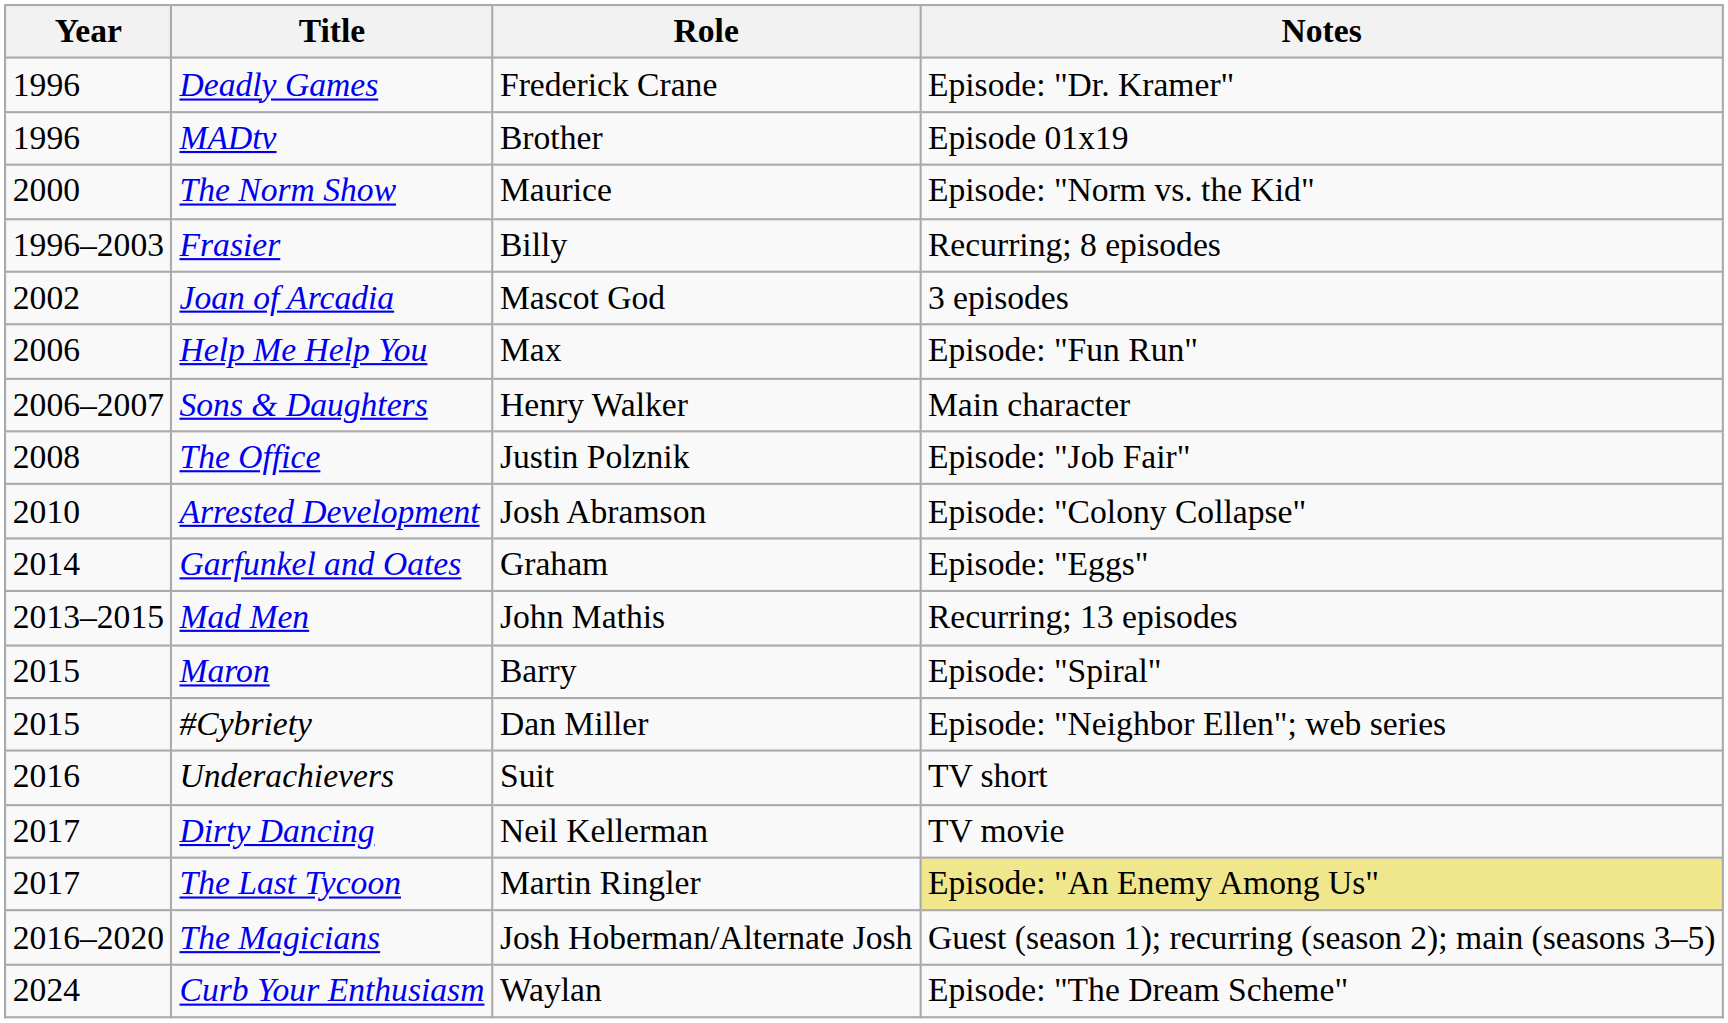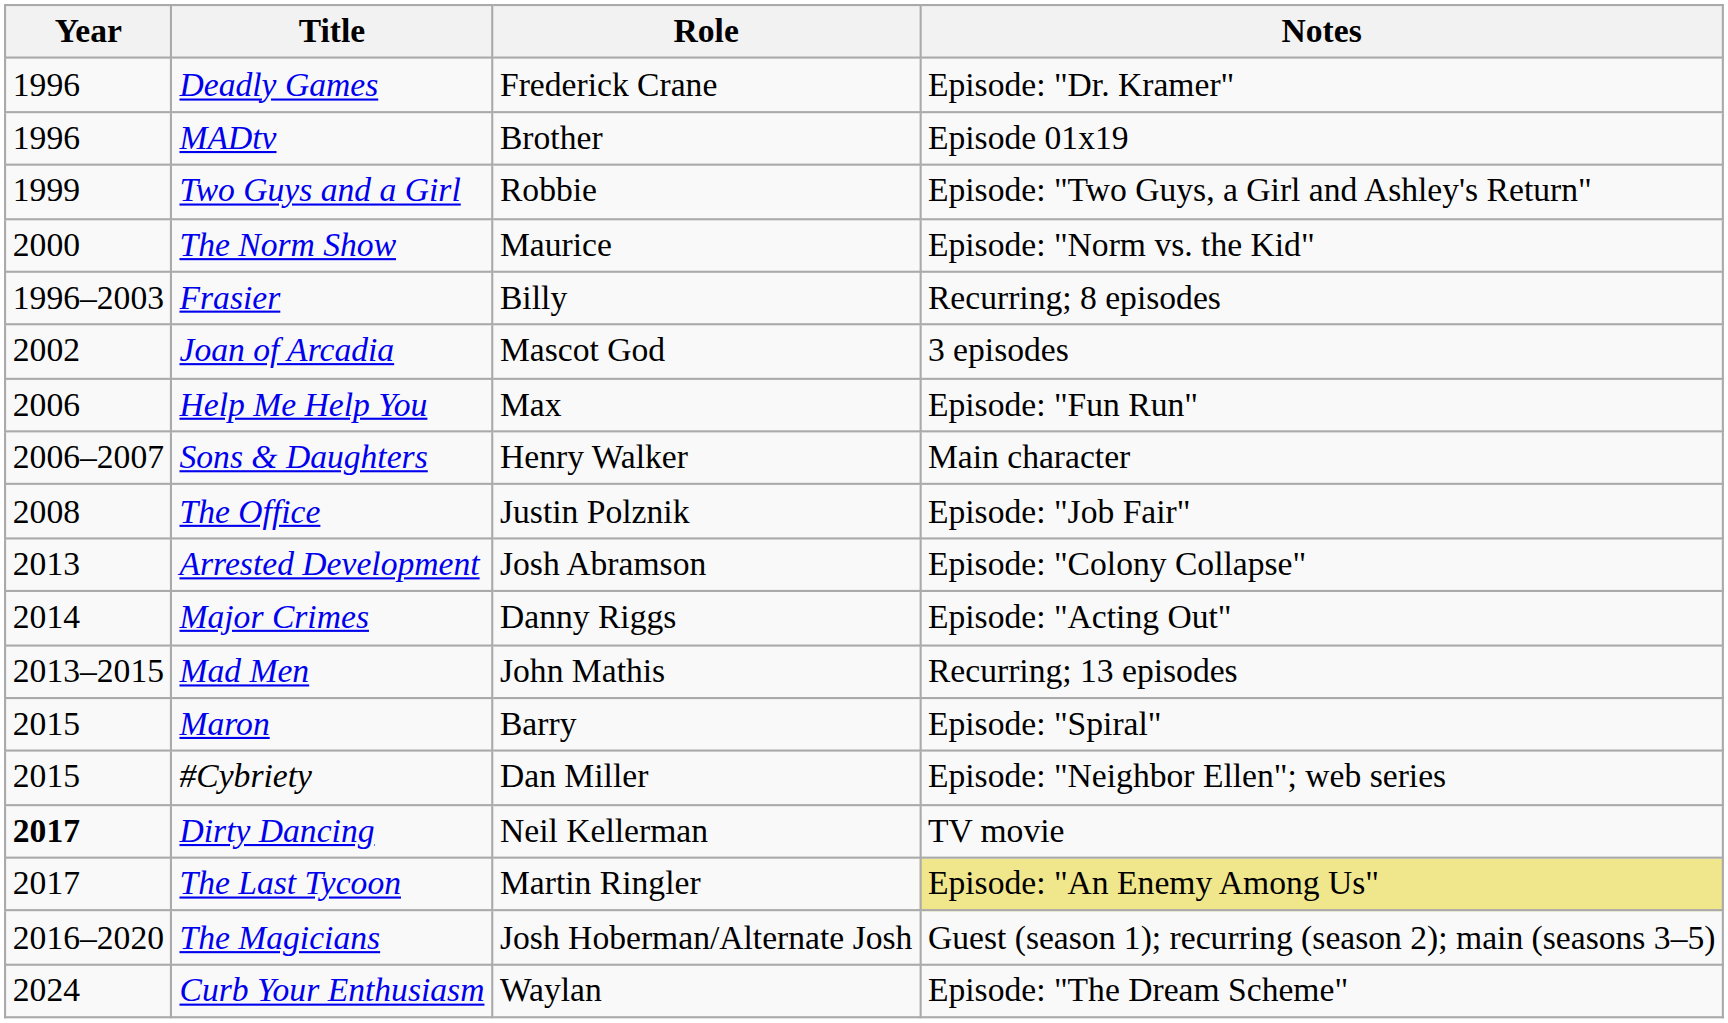+ row: (320, 191)
(46, 510) 2010 -> (46, 564) 2013
- row: (320, 564)
+ row: (274, 617)
- row: (287, 777)
(46, 830) normal -> (46, 830) bold
